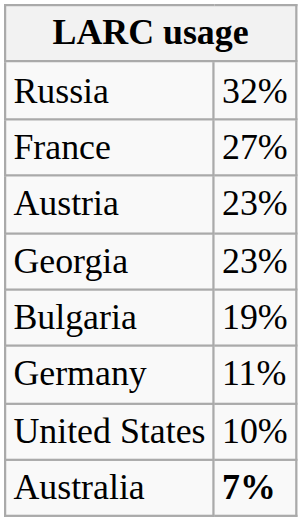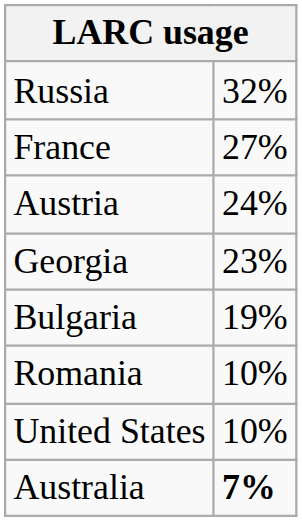(255, 203) 23% -> (255, 203) 24%
- row: (80, 373)
+ row: (78, 373)
